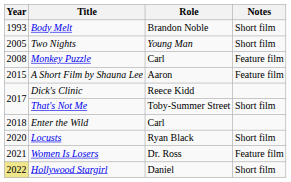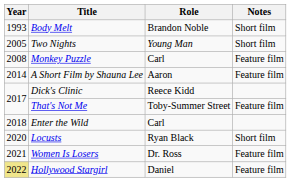(17, 75) 2015 -> (17, 75) 2014
(255, 106) Short film -> (259, 106) Feature film
(255, 169) Short film -> (259, 169) Feature film
